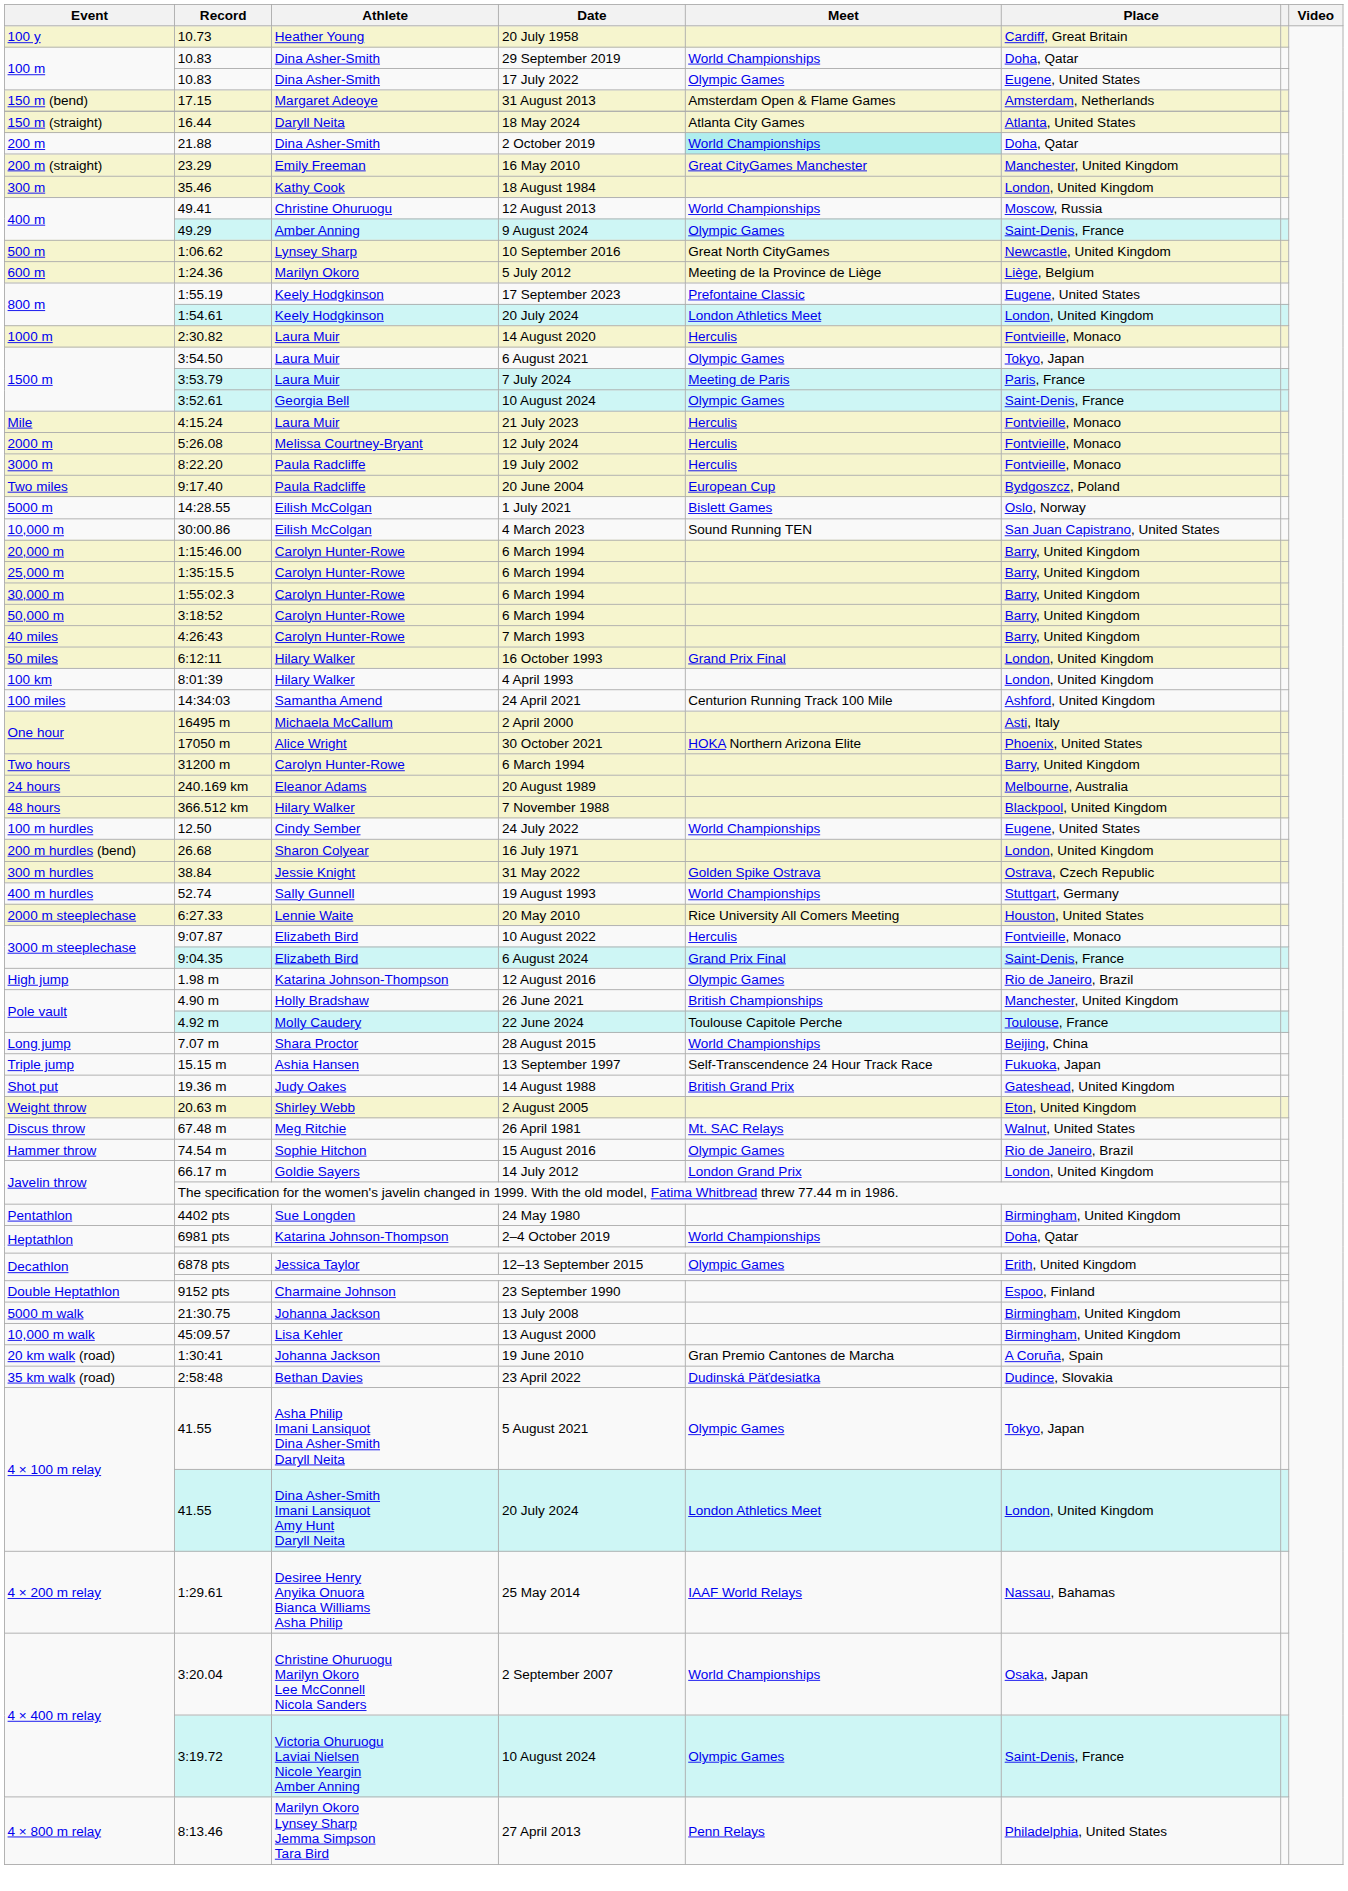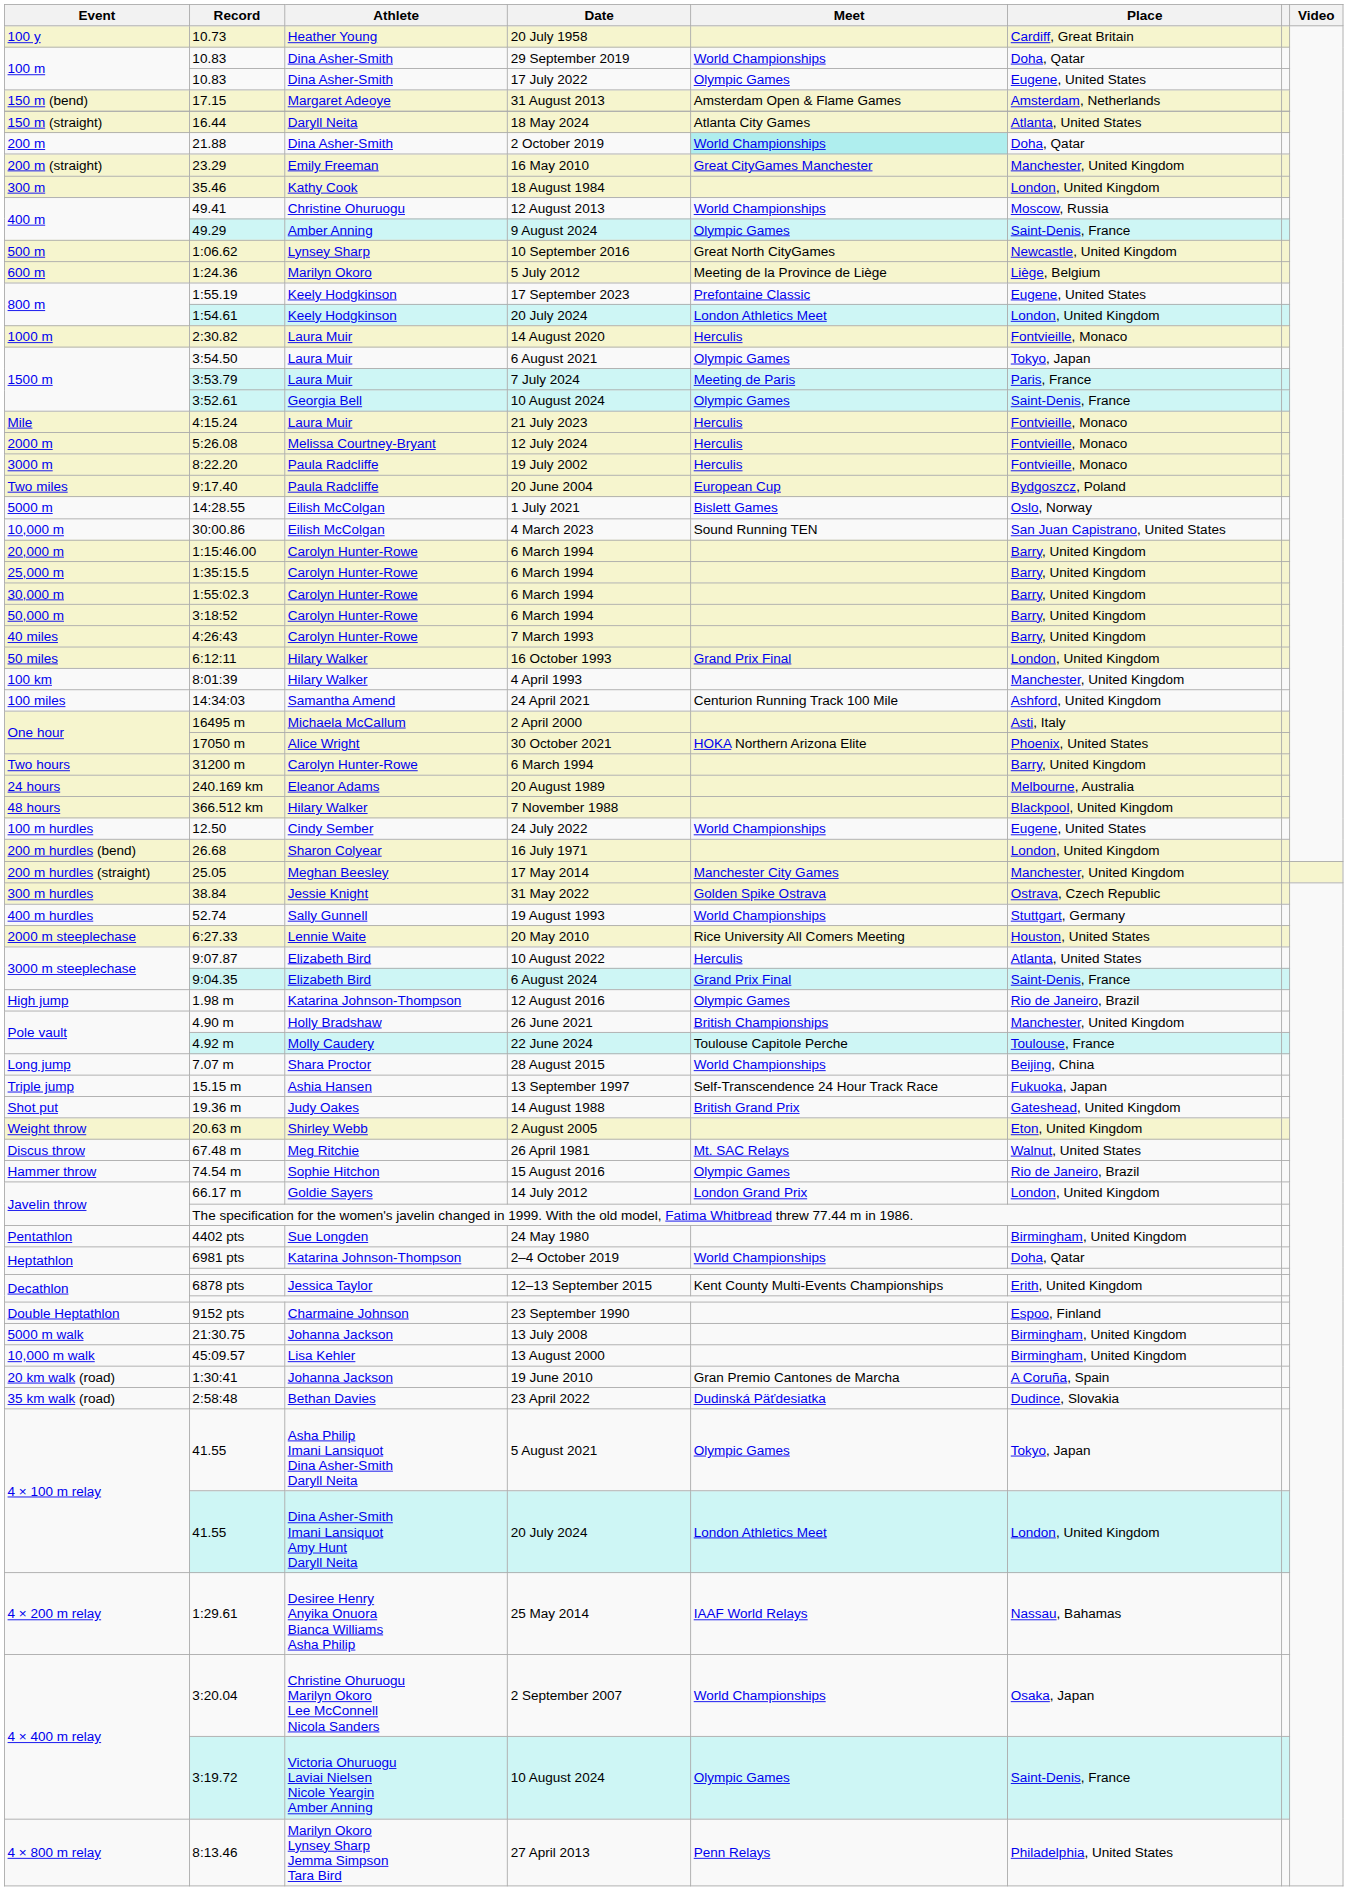(1079, 679) London, United Kingdom -> (1098, 679) Manchester, United Kingdom
+ row: (79, 872)
(1063, 936) Fontvieille, Monaco -> (1076, 958) Atlanta, United States
(736, 1264) Olympic Games -> (818, 1285) Kent County Multi-Events Championships
